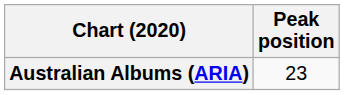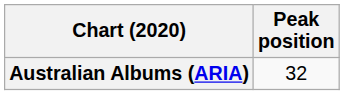(296, 73) 23 -> (296, 73) 32
